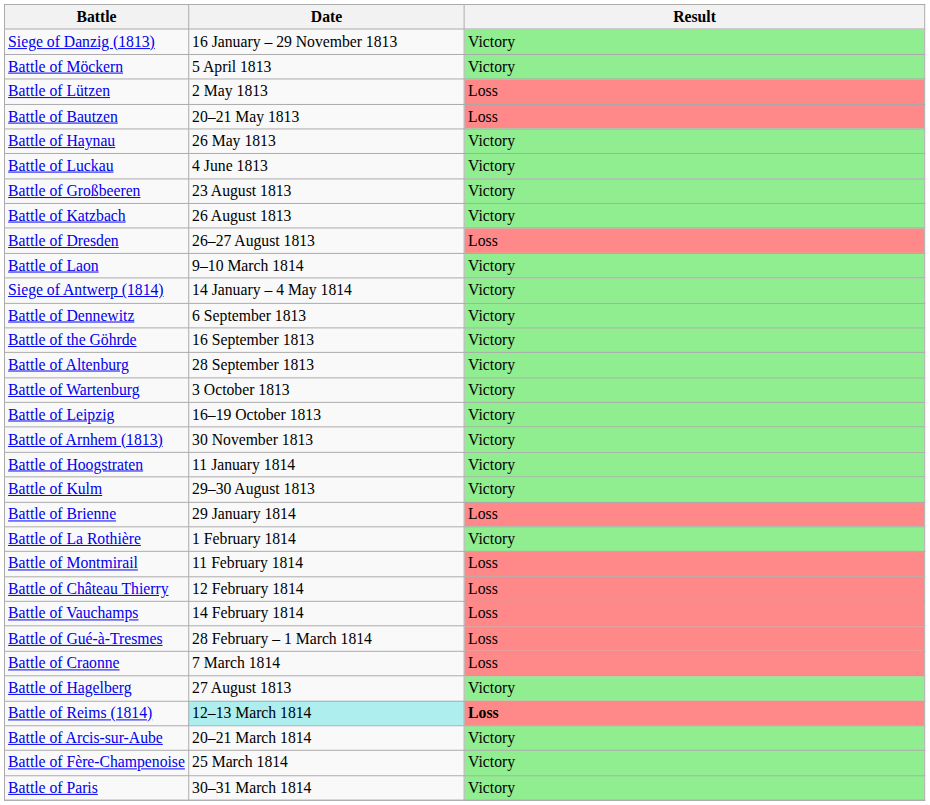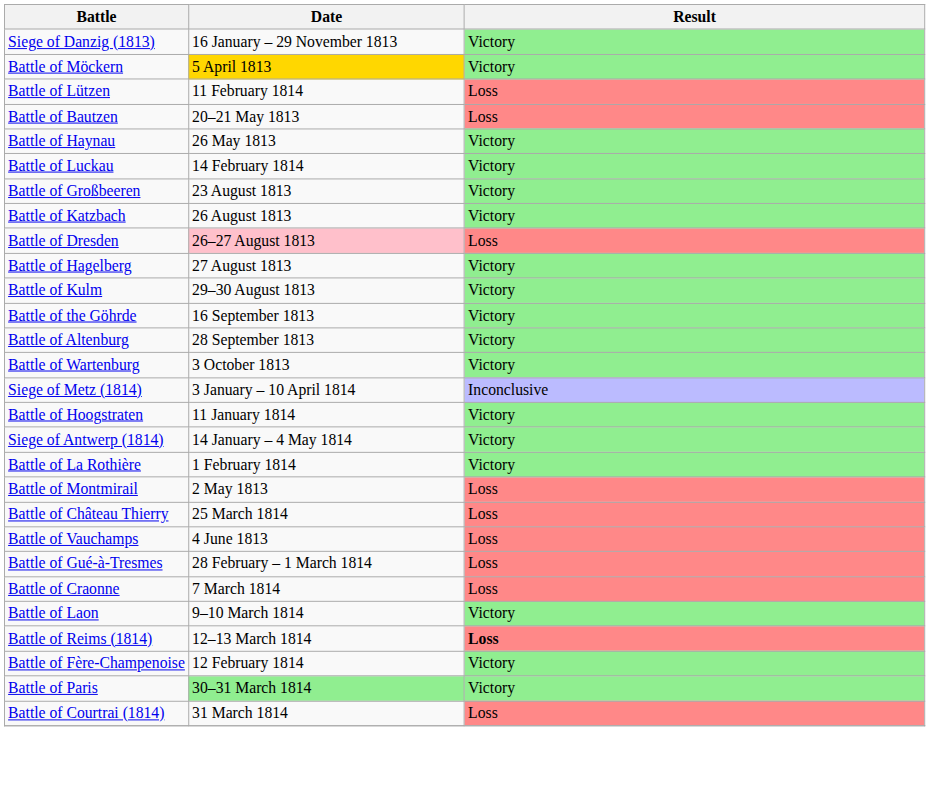(232, 66) no background -> (232, 66) gold background
(230, 91) 2 May 1813 -> (248, 91) 11 February 1814
(230, 166) 4 June 1813 -> (248, 166) 14 February 1814
(254, 240) no background -> (254, 240) pink background
rows swapped: (70, 688) <-> (53, 265)
rows swapped: (55, 489) <-> (86, 290)
- row: (71, 315)
- row: (61, 414)
- row: (85, 439)
+ row: (75, 389)
- row: (62, 514)
(248, 564) 11 February 1814 -> (230, 489) 2 May 1813
(248, 588) 12 February 1814 -> (240, 514) 25 March 1814
(248, 613) 14 February 1814 -> (230, 539) 4 June 1813
(252, 713) paleturquoise background -> (252, 638) no background
- row: (85, 738)
(240, 762) 25 March 1814 -> (248, 663) 12 February 1814
(252, 787) no background -> (252, 688) lightgreen background
+ row: (86, 713)
